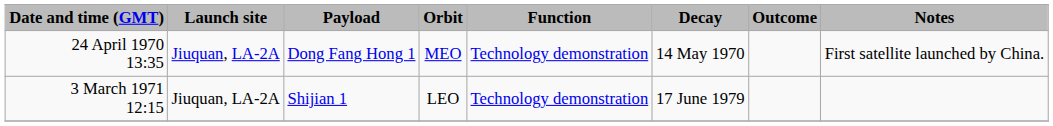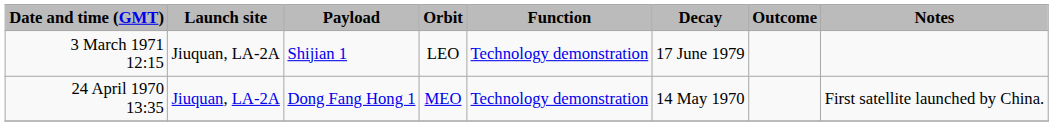rows swapped: (118, 53) <-> (117, 98)
